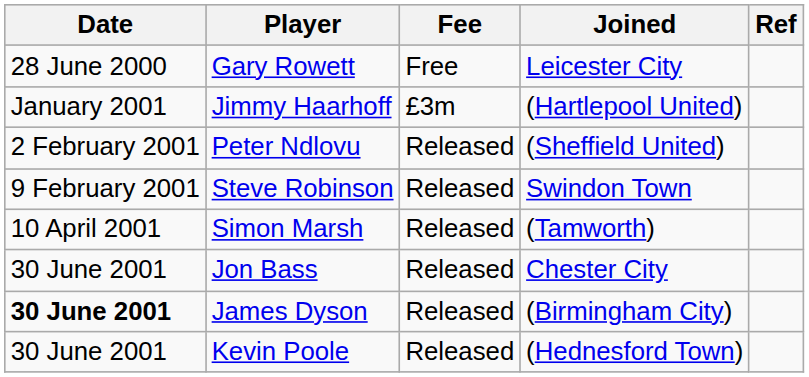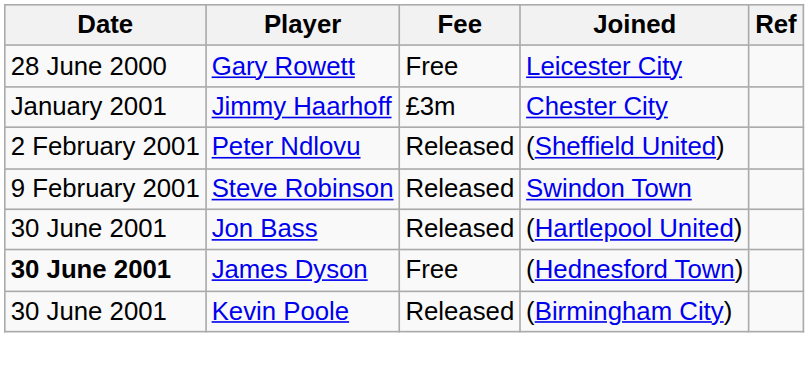(634, 106) (Hartlepool United) -> (597, 106) Chester City
- row: (288, 229)
(597, 270) Chester City -> (634, 229) (Hartlepool United)
(460, 310) Released -> (432, 270) Free
(629, 310) (Birmingham City) -> (635, 270) (Hednesford Town)
(635, 351) (Hednesford Town) -> (629, 310) (Birmingham City)
